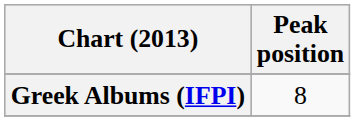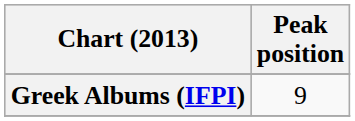(301, 94) 8 -> (301, 94) 9
